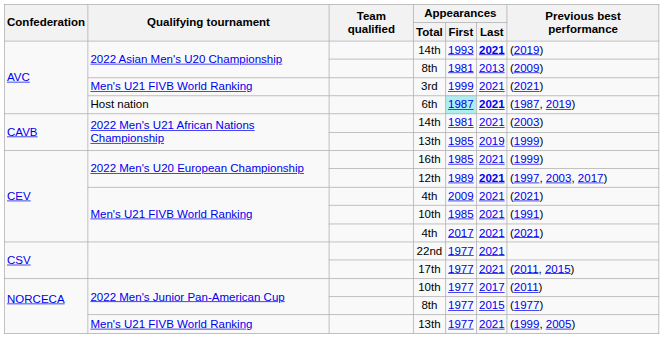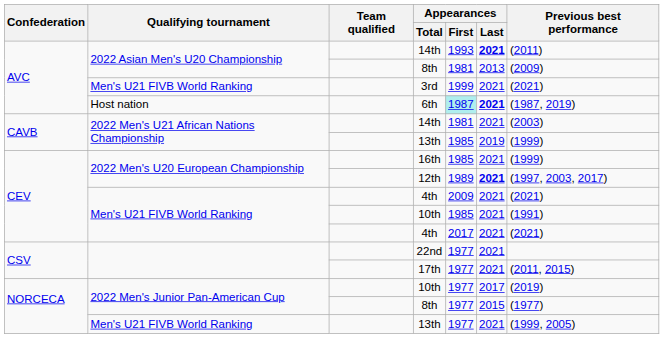(527, 50) (2019) -> (526, 50) (2011)
(526, 287) (2011) -> (527, 287) (2019)
